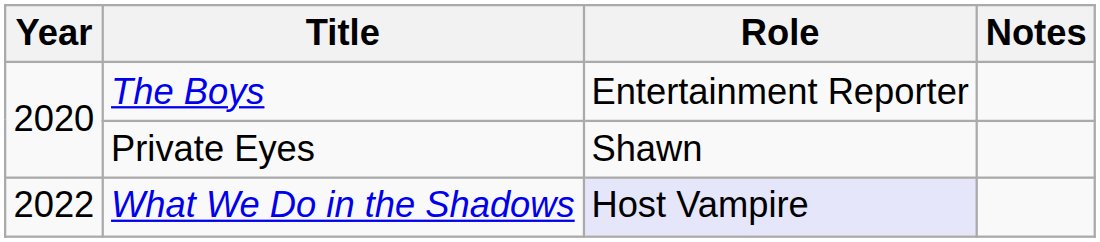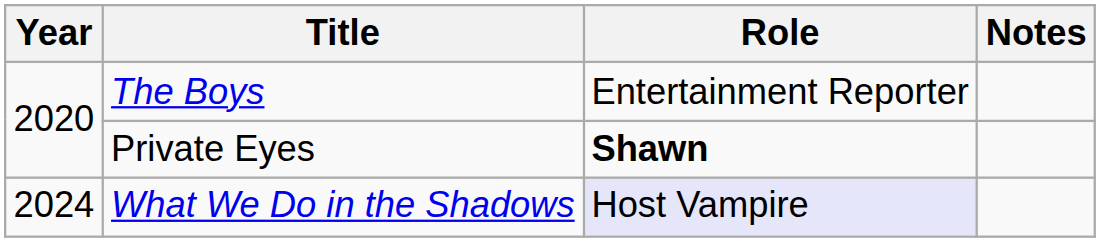(647, 148) normal -> (650, 148) bold
(54, 206) 2022 -> (54, 206) 2024
